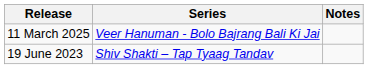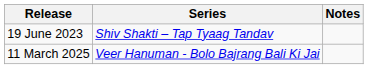rows swapped: (45, 53) <-> (48, 34)
